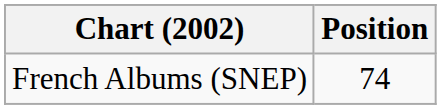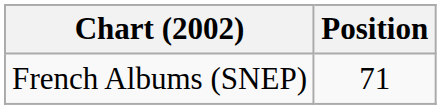(375, 78) 74 -> (375, 78) 71
